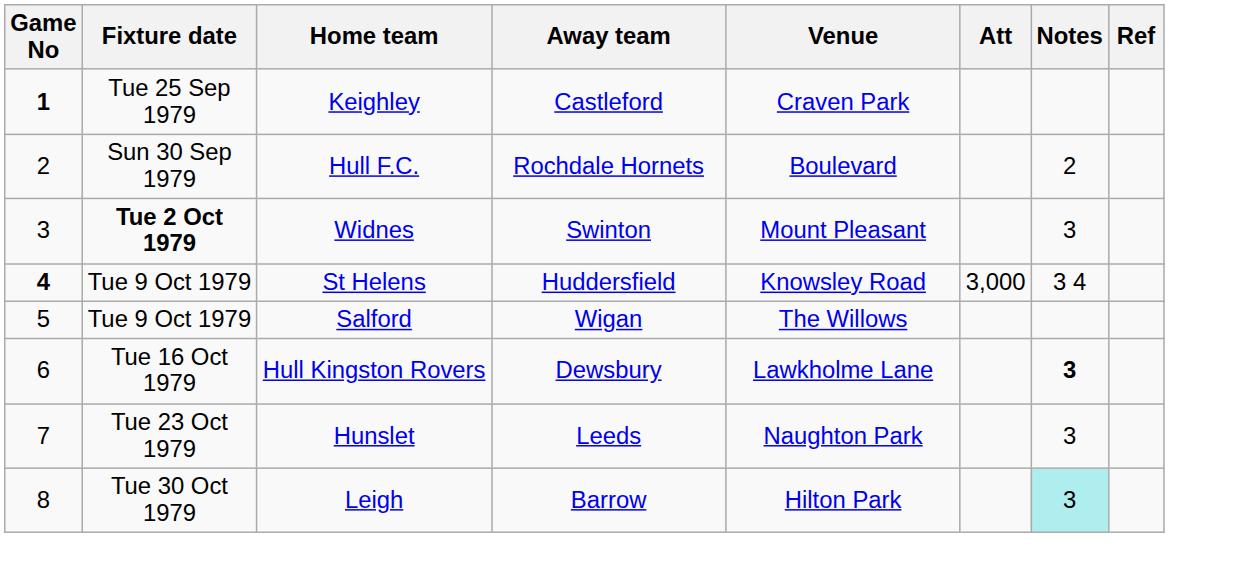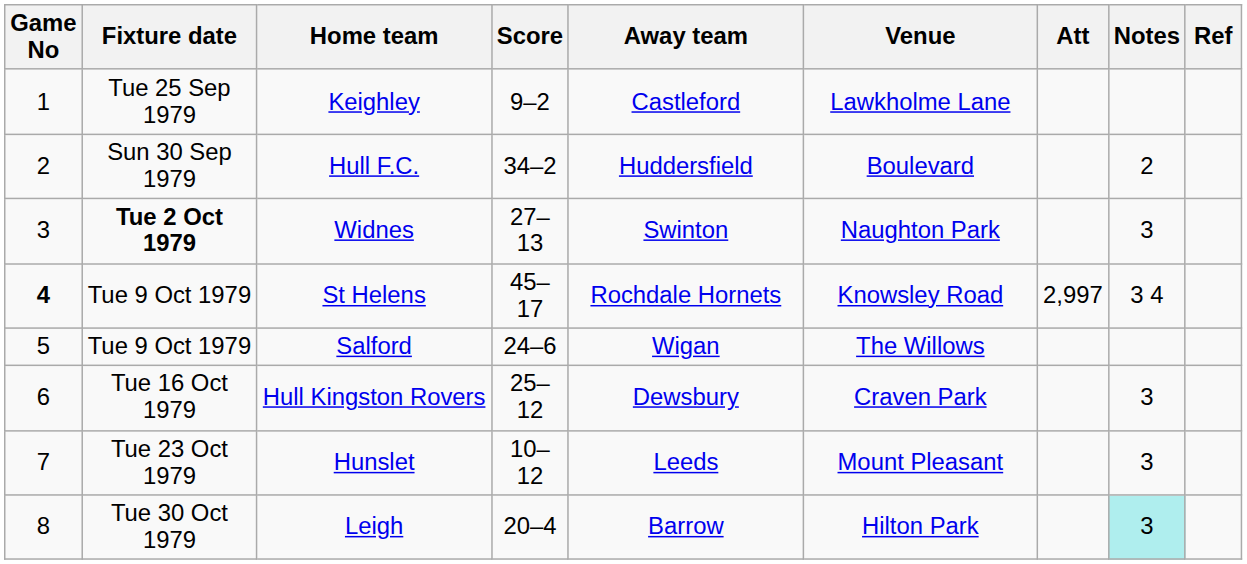+ column: (530, 36)
(43, 101) bold -> (43, 101) normal
(843, 101) Craven Park -> (920, 101) Lawkholme Lane
(609, 166) Rochdale Hornets -> (686, 166) Huddersfield
(843, 230) Mount Pleasant -> (920, 230) Naughton Park
(609, 281) Huddersfield -> (686, 295) Rochdale Hornets
(996, 281) 3,000 -> (1073, 295) 2,997
(843, 370) Lawkholme Lane -> (920, 397) Craven Park
(1070, 370) bold -> (1147, 397) normal
(843, 435) Naughton Park -> (920, 462) Mount Pleasant
